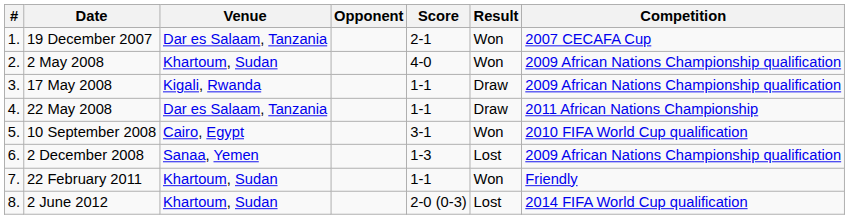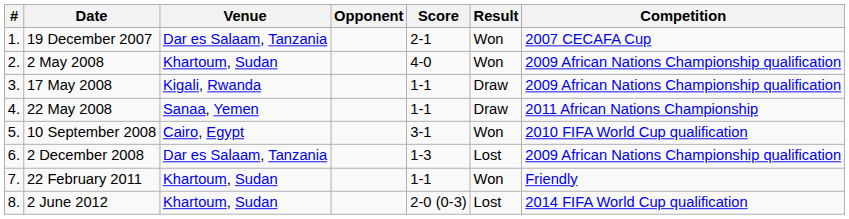(245, 109) Dar es Salaam, Tanzania -> (211, 109) Sanaa, Yemen
(211, 156) Sanaa, Yemen -> (245, 156) Dar es Salaam, Tanzania
